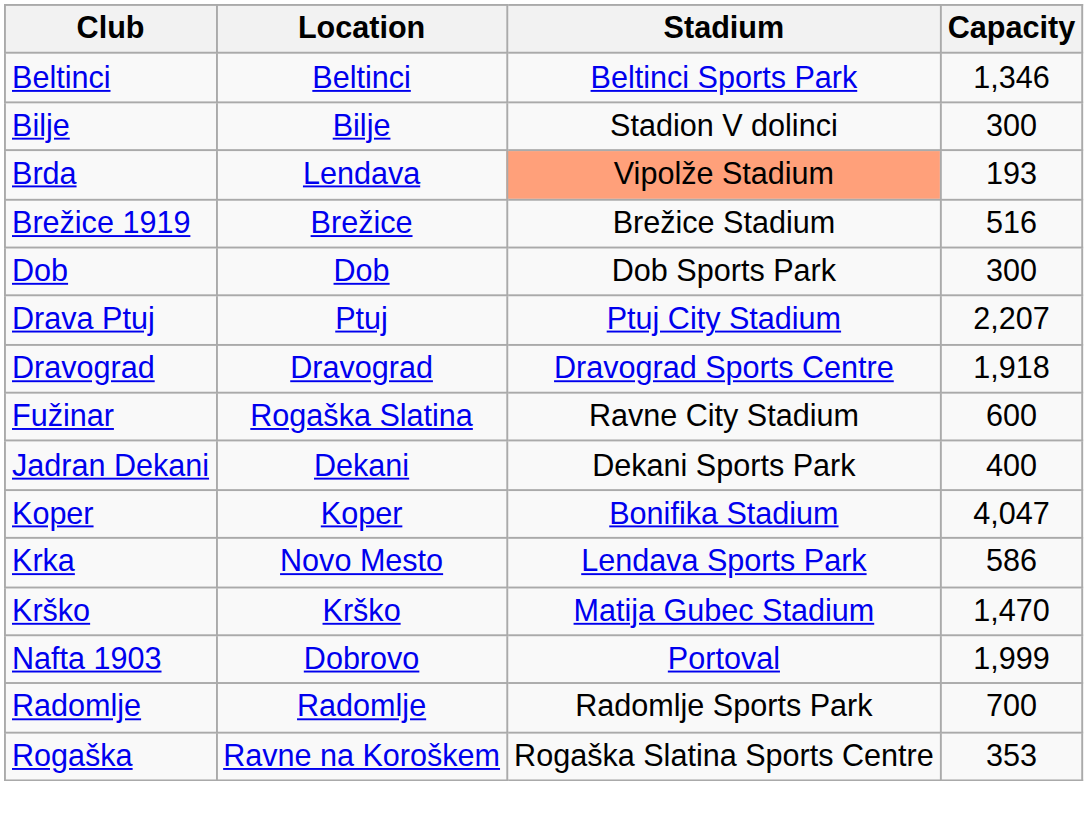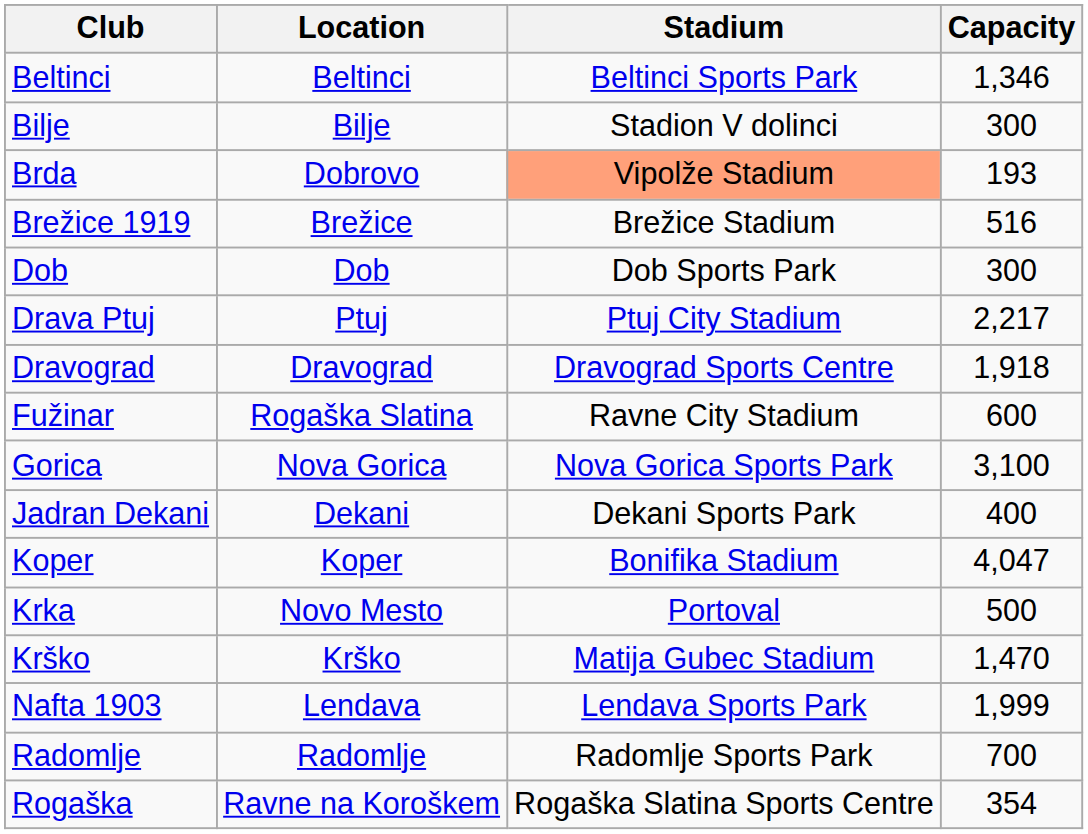(362, 174) Lendava -> (362, 174) Dobrovo
(1011, 319) 2,207 -> (1011, 319) 2,217
+ row: (57, 464)
(724, 561) Lendava Sports Park -> (724, 610) Portoval
(1011, 561) 586 -> (1011, 610) 500
(362, 658) Dobrovo -> (362, 707) Lendava
(724, 658) Portoval -> (724, 707) Lendava Sports Park
(1011, 755) 353 -> (1011, 804) 354
